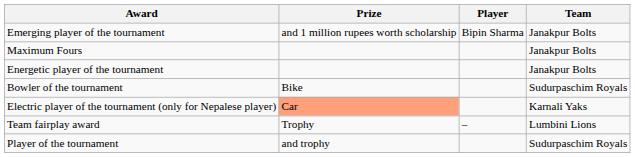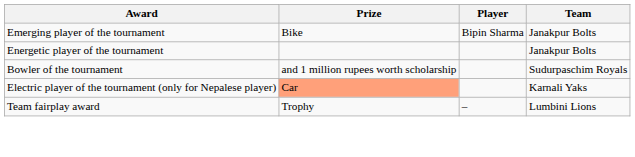(369, 32) and 1 million rupees worth scholarship -> (292, 32) Bike
- row: (45, 51)
(292, 88) Bike -> (369, 69) and 1 million rupees worth scholarship
- row: (63, 143)
